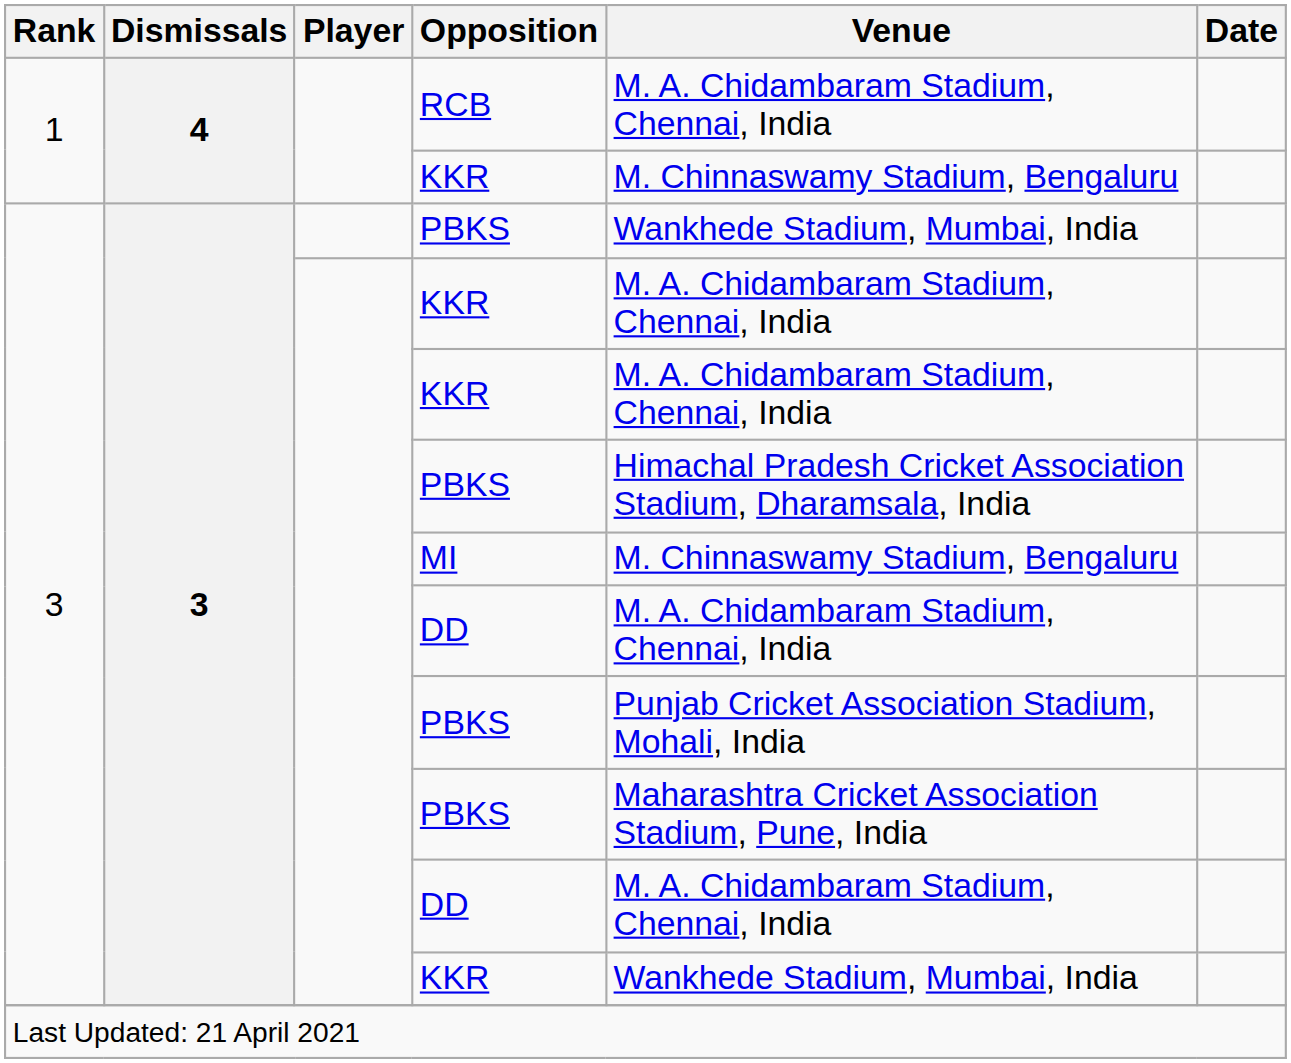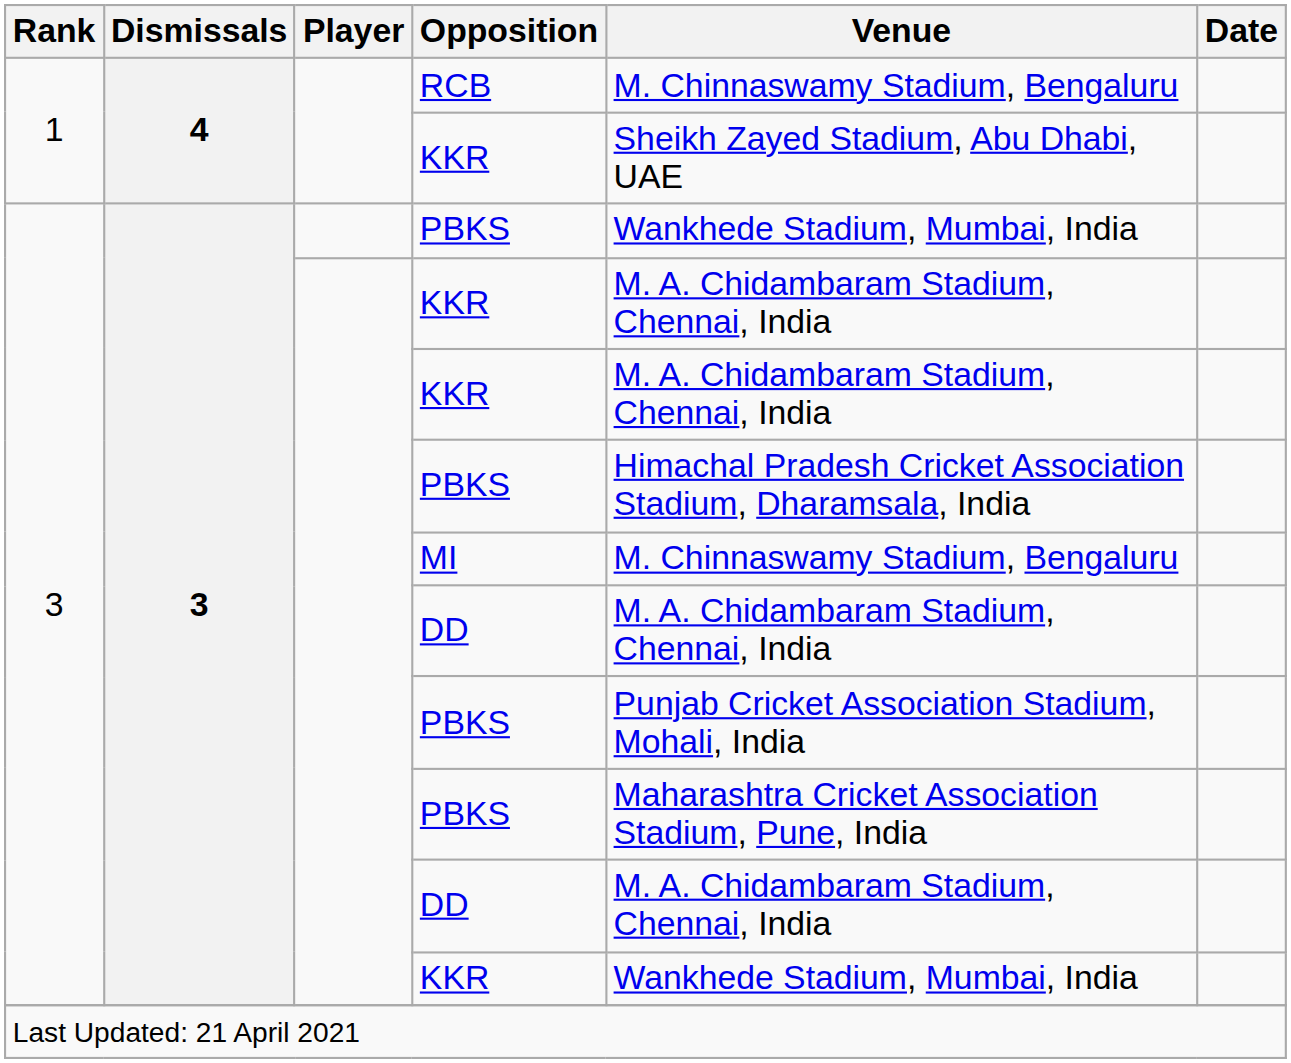(834, 103) M. A. Chidambaram Stadium, Chennai, India -> (896, 84) M. Chinnaswamy Stadium, Bengaluru
(896, 176) M. Chinnaswamy Stadium, Bengaluru -> (875, 157) Sheikh Zayed Stadium, Abu Dhabi, UAE
